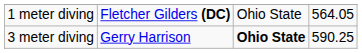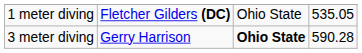(333, 15) 564.05 -> (333, 15) 535.05
(333, 37) 590.25 -> (333, 37) 590.28
